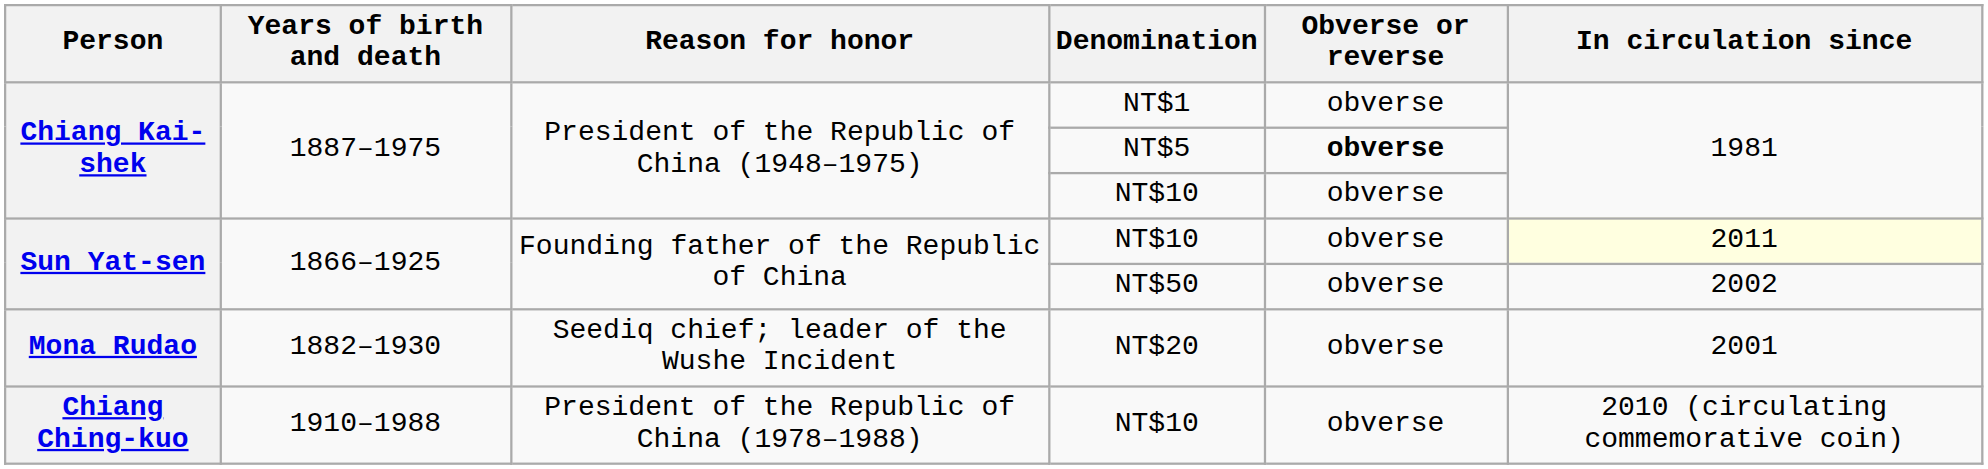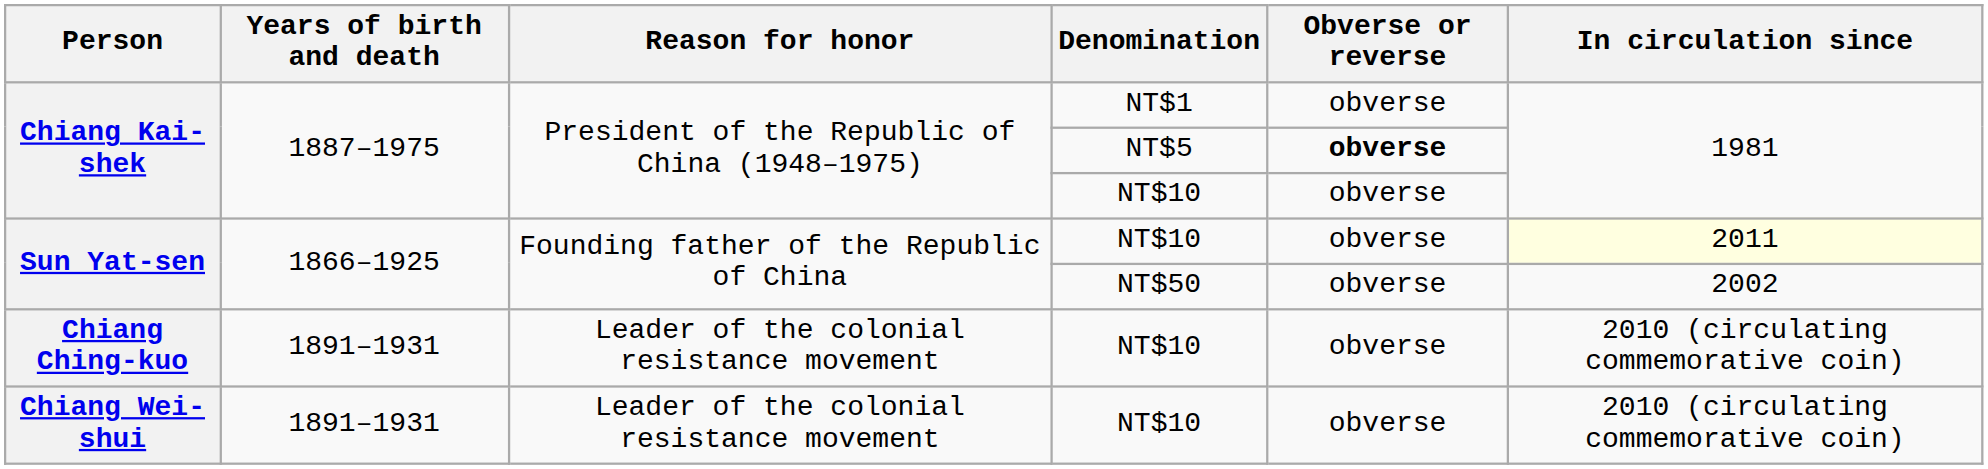- row: (113, 347)
(365, 424) 1910–1988 -> (364, 347) 1891–1931
(780, 424) President of the Republic of China (1978–1988) -> (780, 347) Leader of the colonial resistance movement
+ row: (113, 424)
